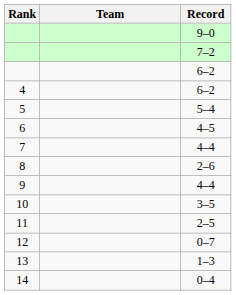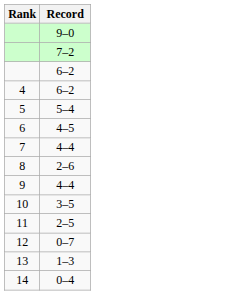- column: (110, 14)
